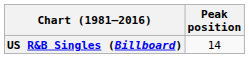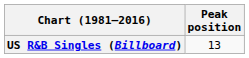(214, 45) 14 -> (214, 45) 13
